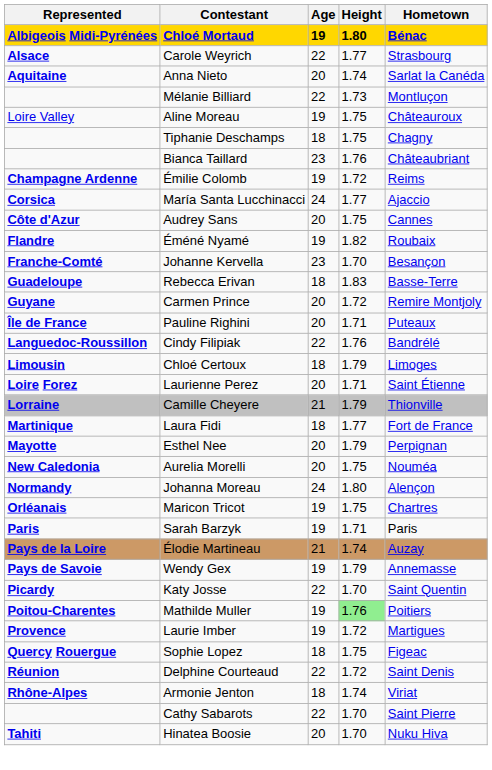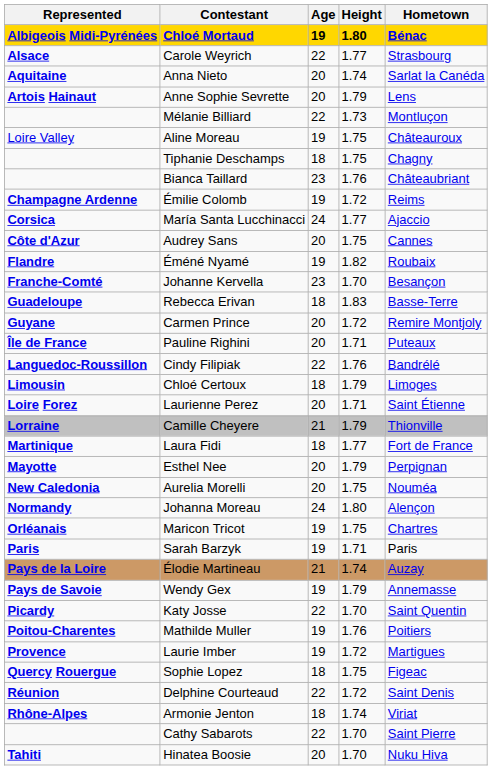+ row: (226, 96)
(354, 610) lightgreen background -> (354, 631) no background
